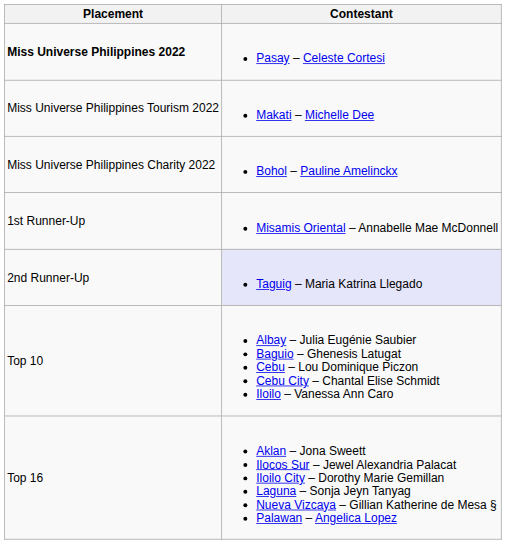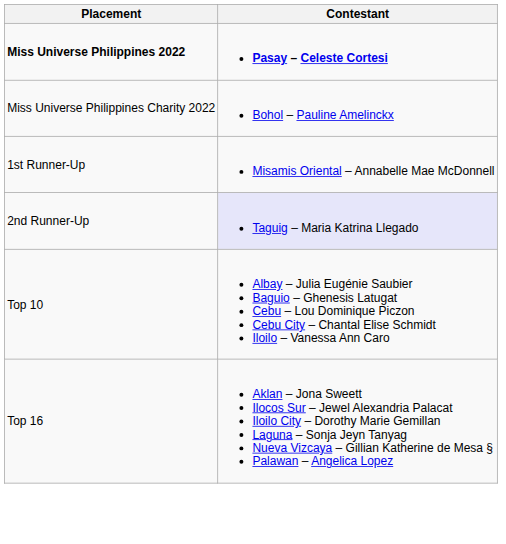(361, 59) normal -> (358, 59) bold
- row: (113, 108)
